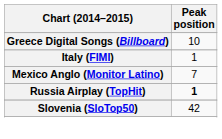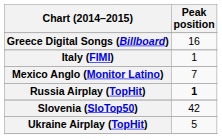(194, 41) 10 -> (194, 41) 16
+ row: (88, 125)
